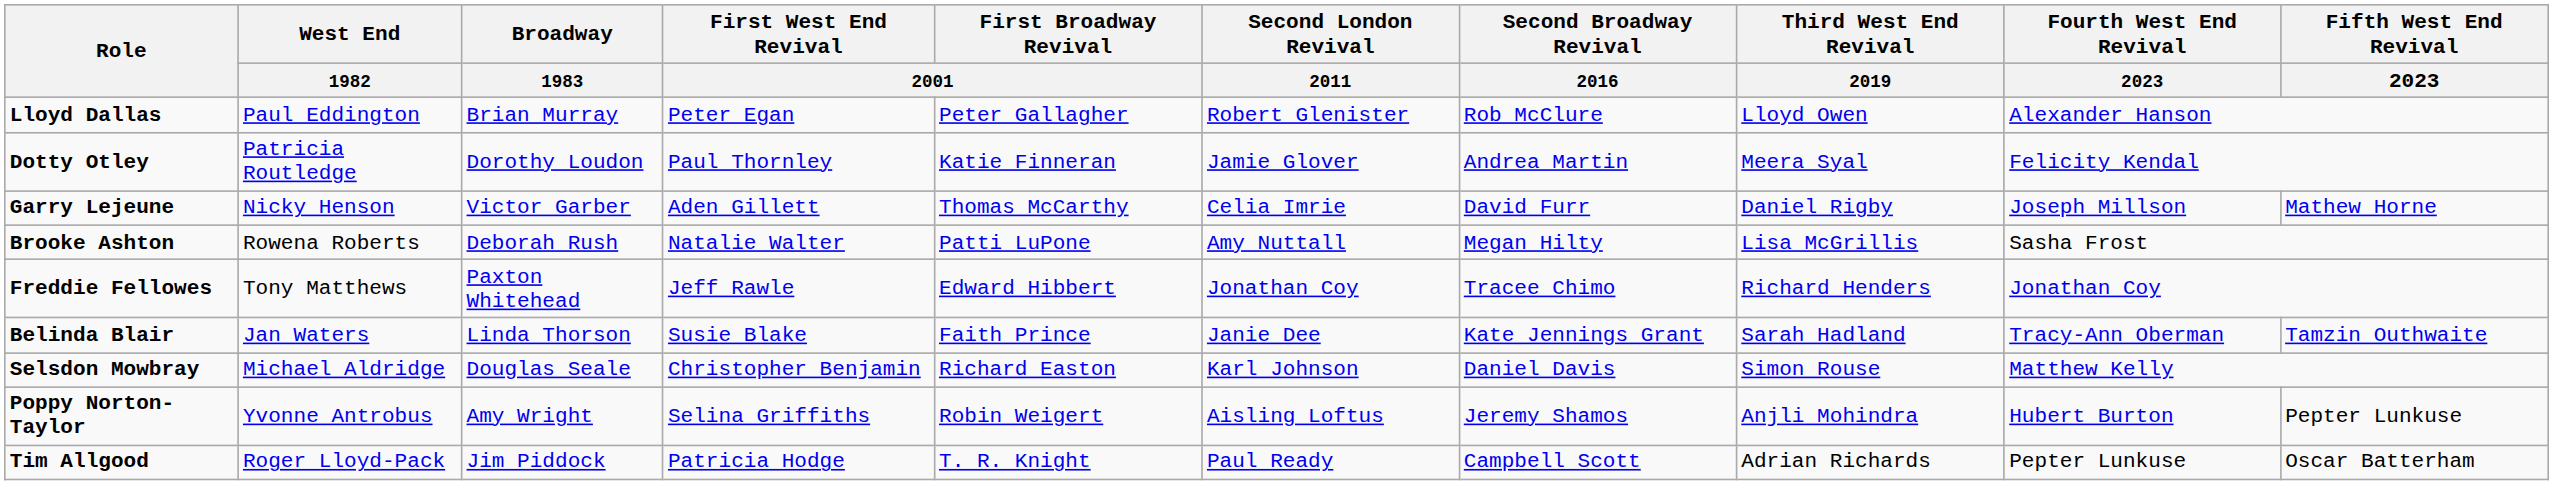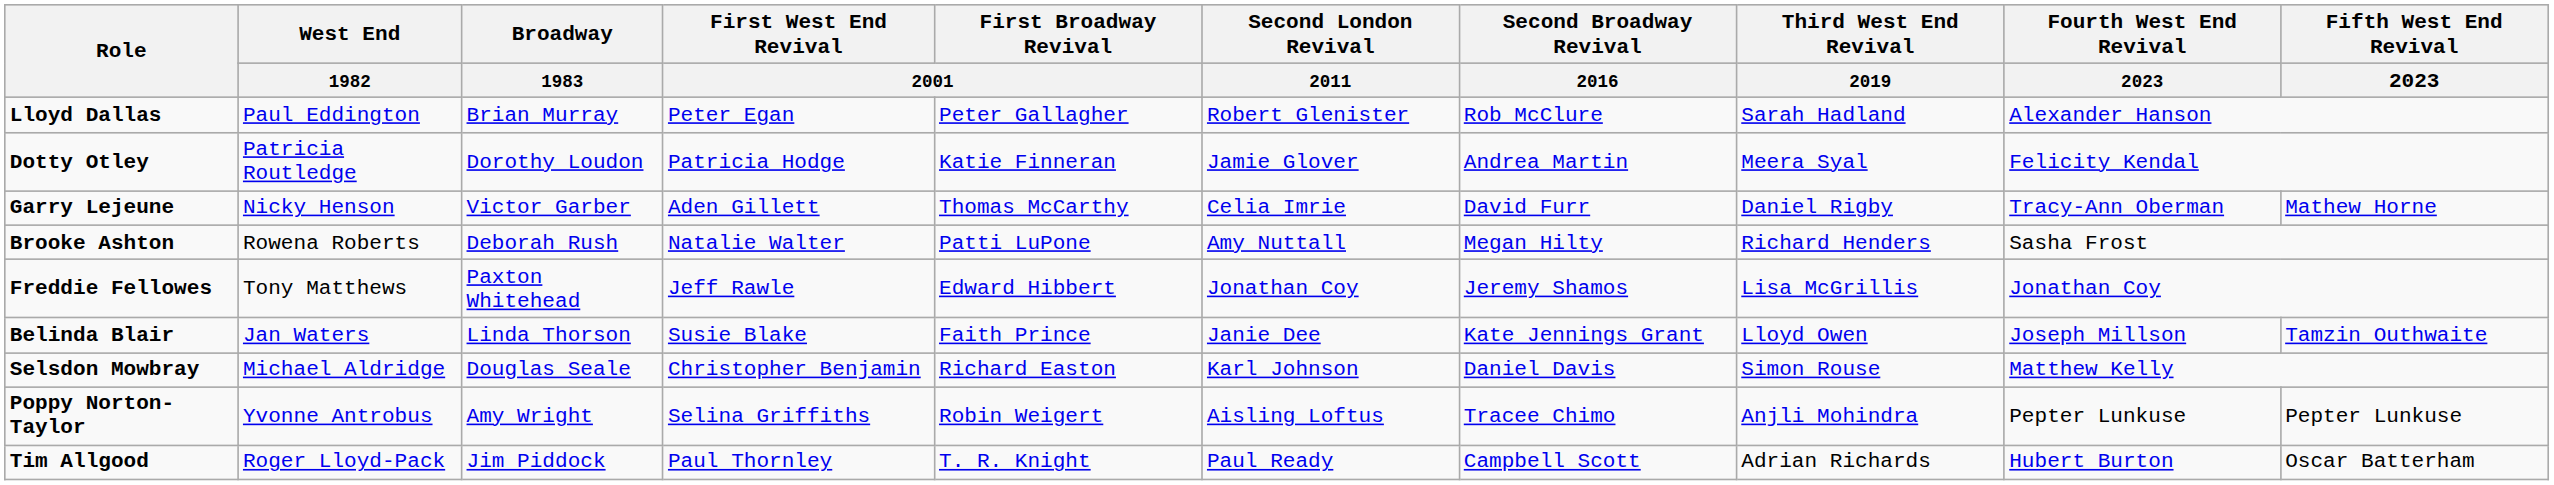(1804, 115) Lloyd Owen -> (1823, 115) Sarah Hadland
(750, 161) Paul Thornley -> (756, 161) Patricia Hodge
(2098, 208) Joseph Millson -> (2117, 208) Tracy-Ann Oberman
(1830, 242) Lisa McGrillis -> (1836, 242) Richard Henders
(1540, 289) Tracee Chimo -> (1546, 289) Jeremy Shamos
(1836, 289) Richard Henders -> (1830, 289) Lisa McGrillis
(1823, 335) Sarah Hadland -> (1804, 335) Lloyd Owen
(2117, 335) Tracy-Ann Oberman -> (2098, 335) Joseph Millson
(1546, 416) Jeremy Shamos -> (1540, 416) Tracee Chimo
(2091, 416) Hubert Burton -> (2098, 416) Pepter Lunkuse
(756, 462) Patricia Hodge -> (750, 462) Paul Thornley
(2098, 462) Pepter Lunkuse -> (2091, 462) Hubert Burton
